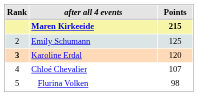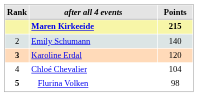(175, 41) 125 -> (175, 41) 140
(175, 69) 107 -> (175, 69) 104
(17, 84) normal -> (17, 84) bold
